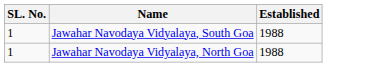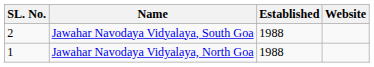+ column: (346, 14)
(10, 33) 1 -> (10, 33) 2
